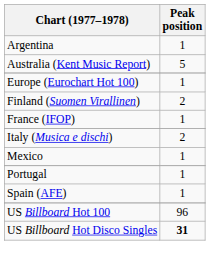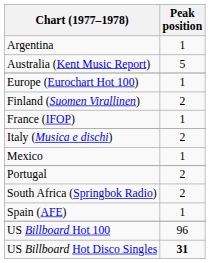(182, 175) 1 -> (182, 175) 2
+ row: (82, 193)
